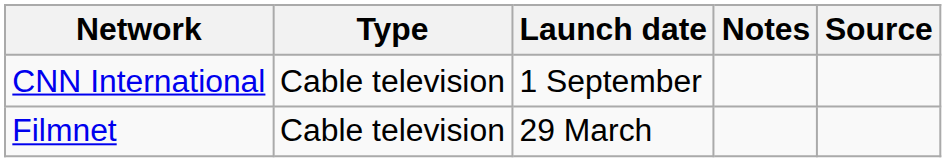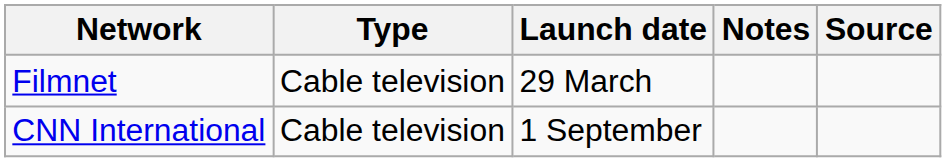rows swapped: (65, 130) <-> (139, 80)
